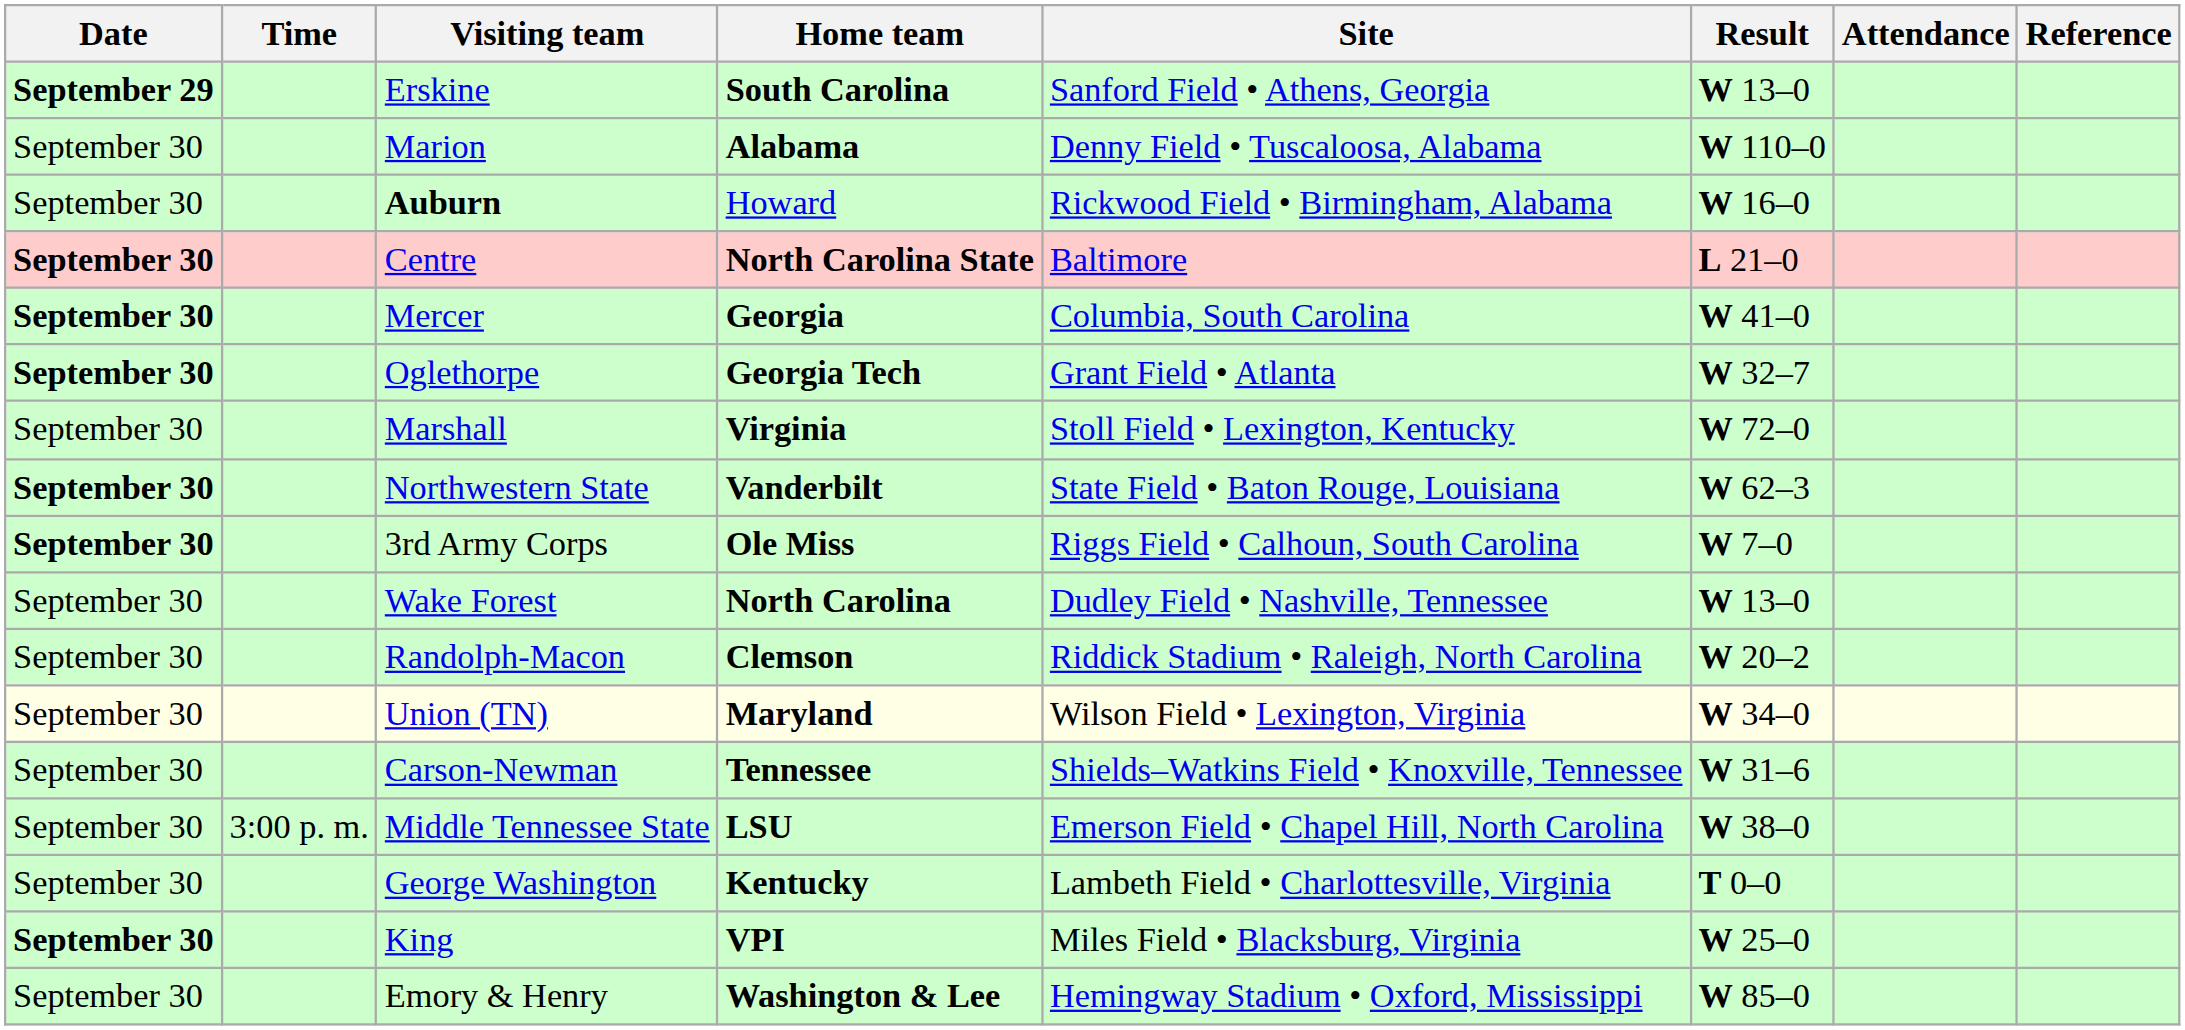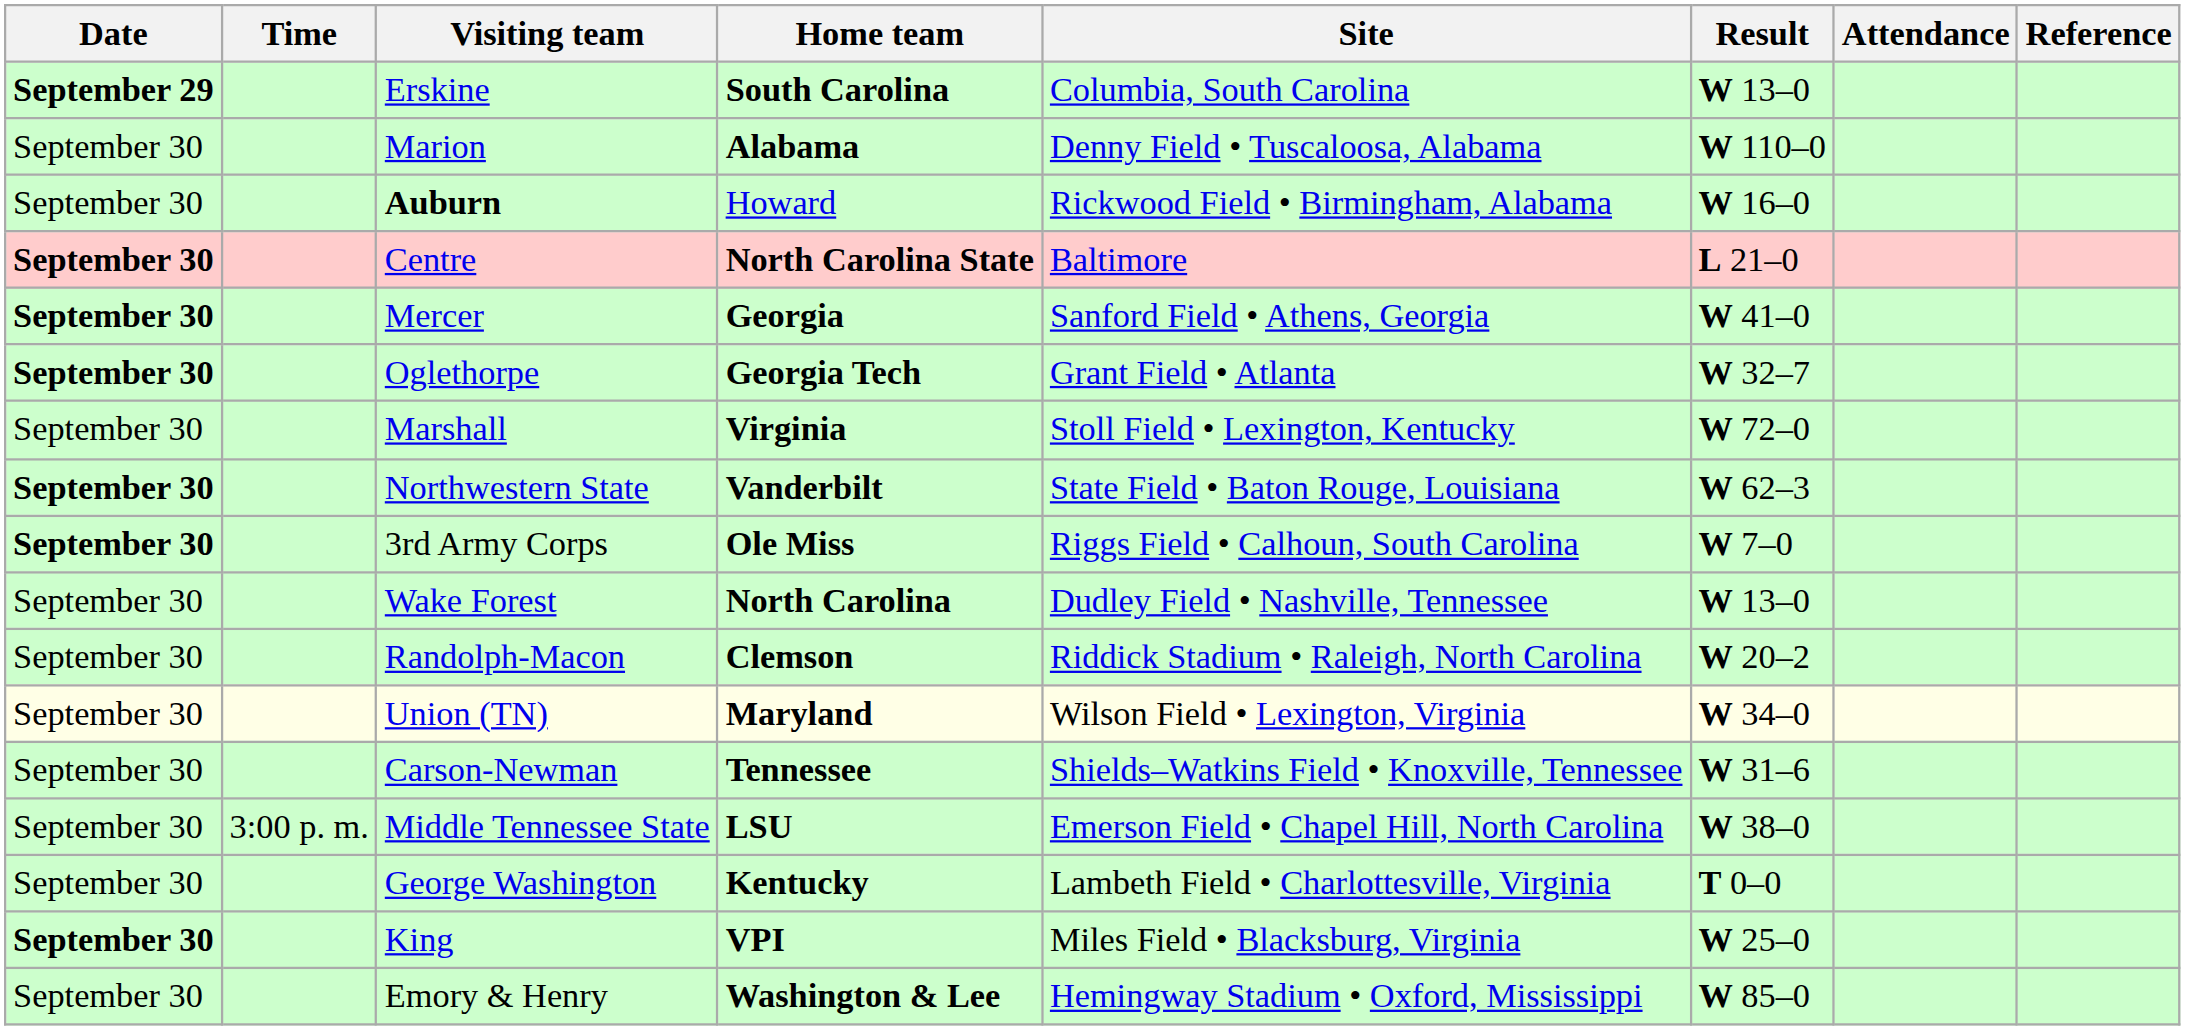(1270, 89) Sanford Field • Athens, Georgia -> (1230, 89) Columbia, South Carolina
(1230, 316) Columbia, South Carolina -> (1270, 316) Sanford Field • Athens, Georgia
